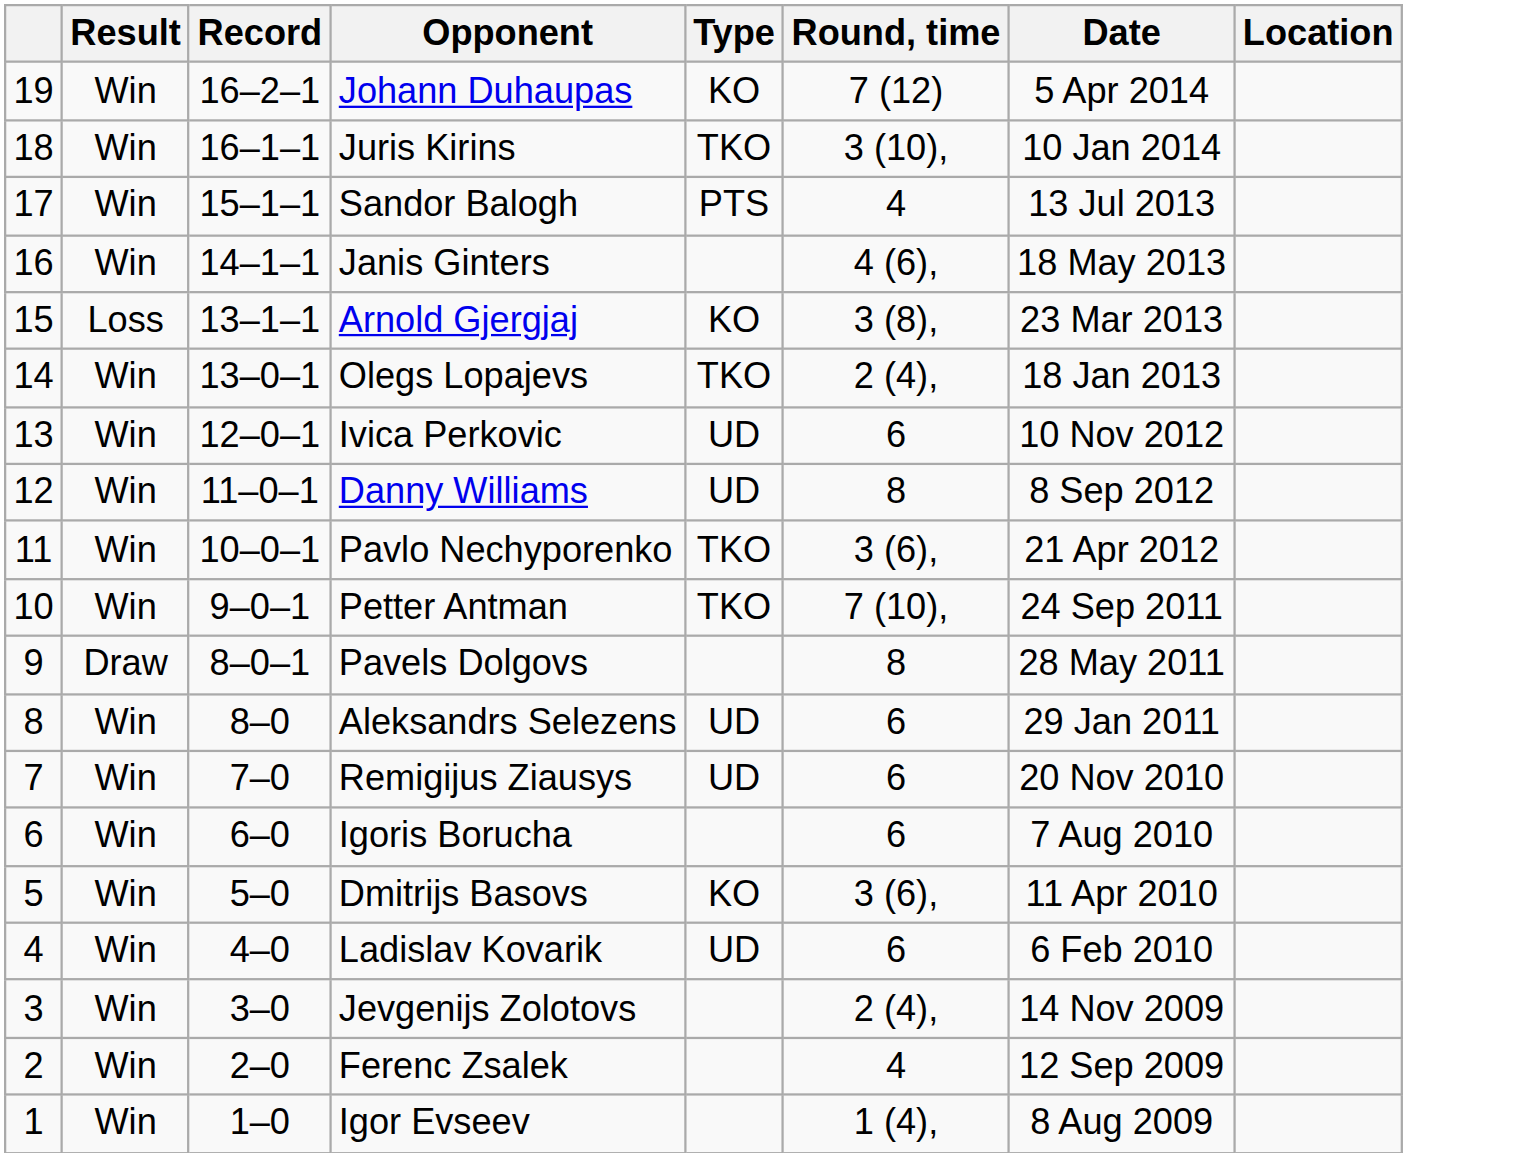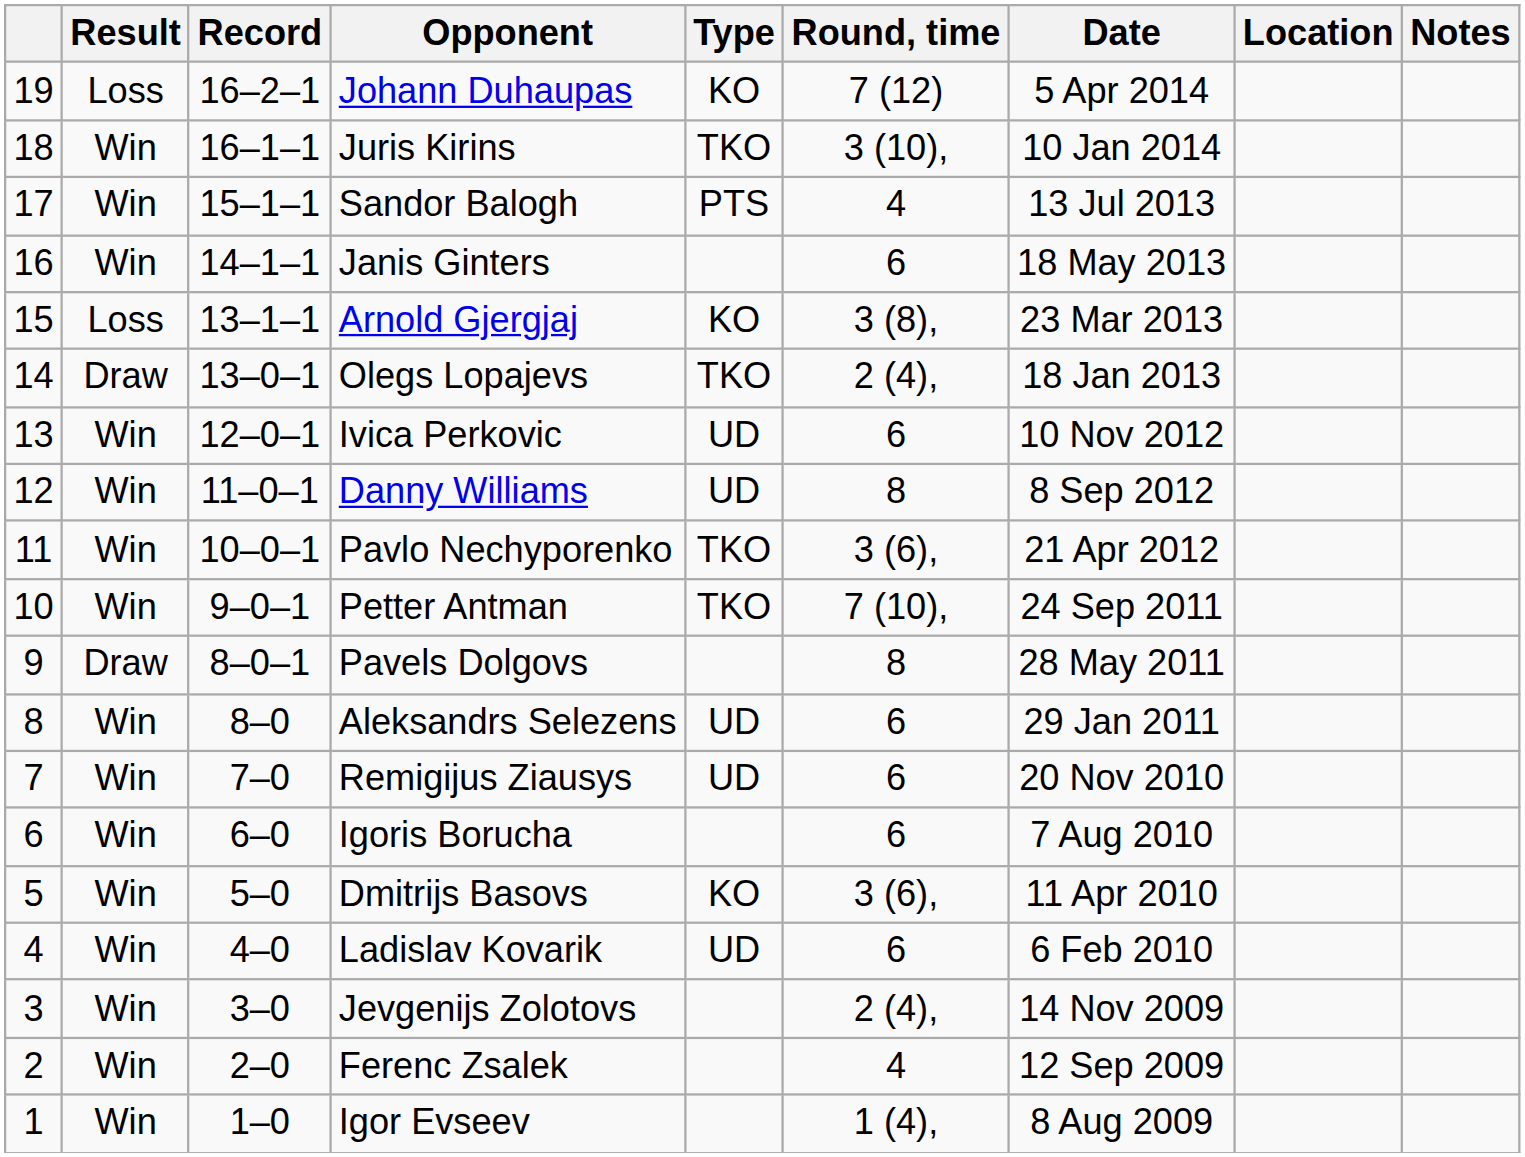+ column: (1460, 33)
(126, 90) Win -> (126, 90) Loss
(896, 262) 4 (6), -> (896, 262) 6
(126, 377) Win -> (126, 377) Draw
